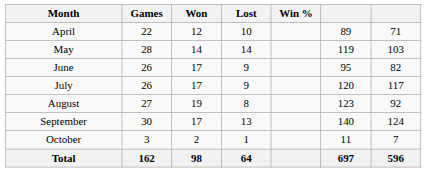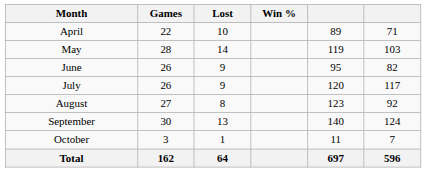- column: (196, 13)
